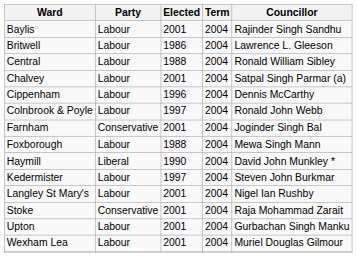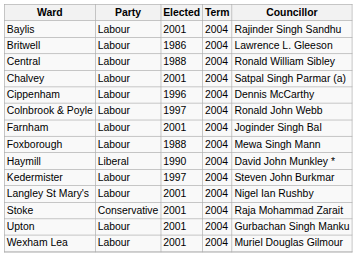(128, 128) Conservative -> (114, 128) Labour
